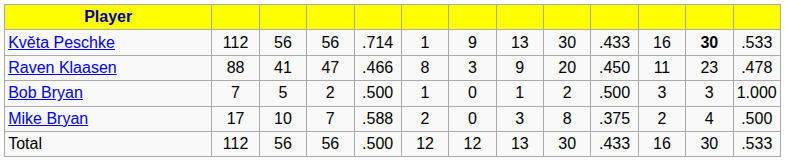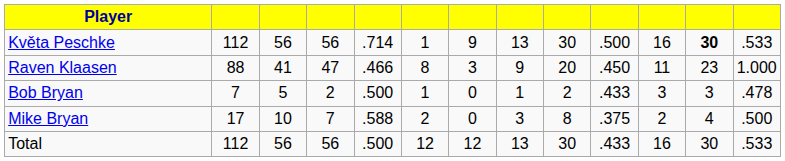(615, 42) .433 -> (615, 42) .500
(757, 67) .478 -> (757, 67) 1.000
(615, 93) .500 -> (615, 93) .433
(757, 93) 1.000 -> (757, 93) .478
